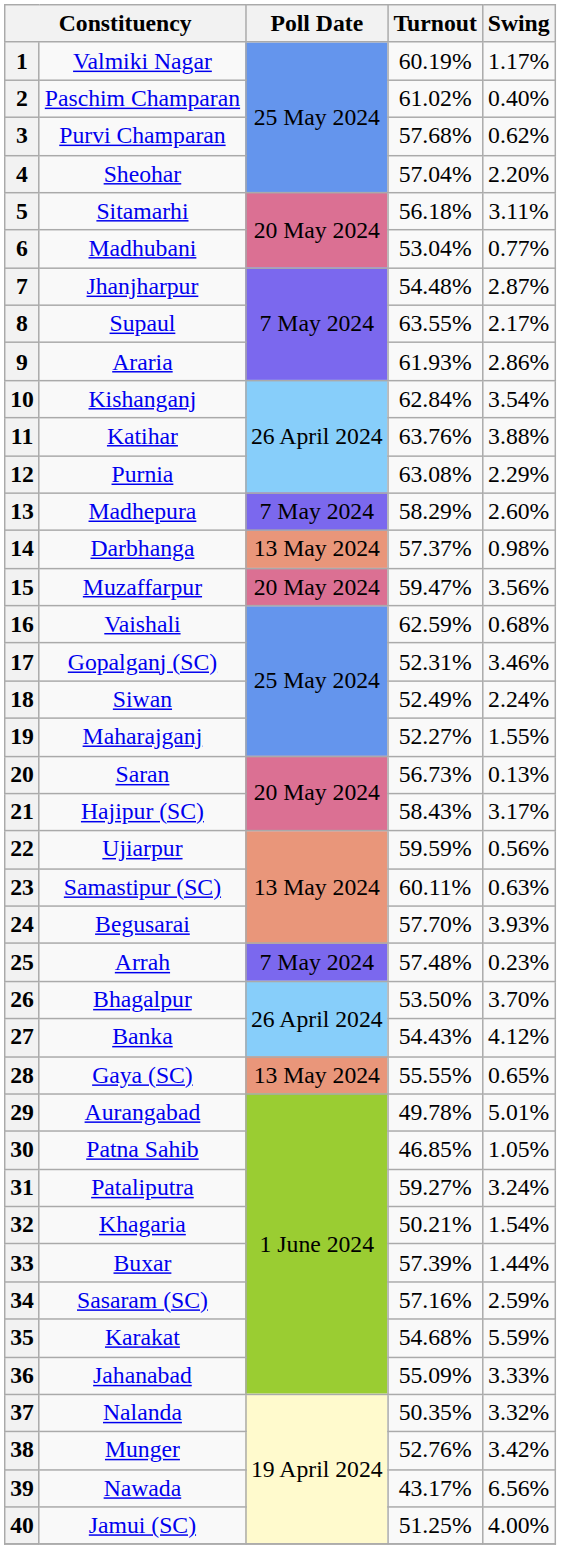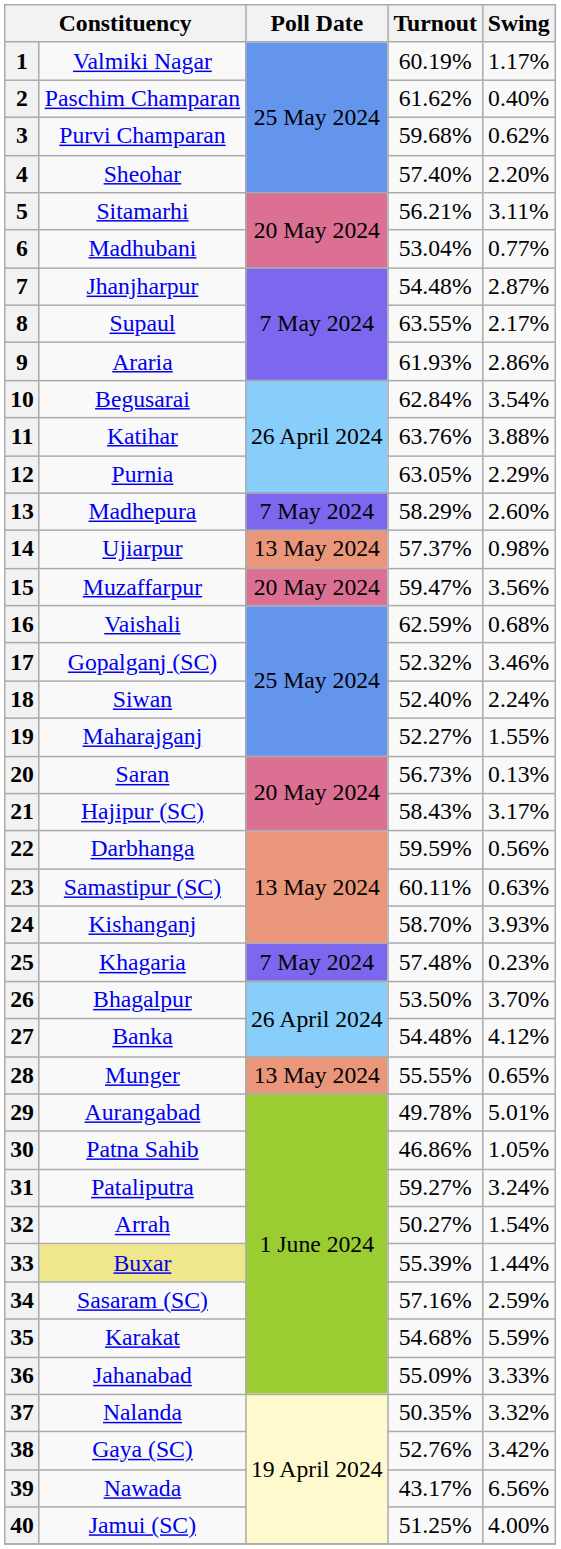(435, 98) 61.02% -> (435, 98) 61.62%
(435, 135) 57.68% -> (435, 135) 59.68%
(435, 173) 57.04% -> (435, 173) 57.40%
(435, 211) 56.18% -> (435, 211) 56.21%
(142, 398) Kishanganj -> (142, 398) Begusarai
(435, 473) 63.08% -> (435, 473) 63.05%
(142, 549) Darbhanga -> (142, 549) Ujiarpur
(435, 661) 52.31% -> (435, 661) 52.32%
(435, 699) 52.49% -> (435, 699) 52.40%
(142, 849) Ujiarpur -> (142, 849) Darbhanga
(142, 924) Begusarai -> (142, 924) Kishanganj
(435, 924) 57.70% -> (435, 924) 58.70%
(142, 962) Arrah -> (142, 962) Khagaria
(435, 1037) 54.43% -> (435, 1037) 54.48%
(142, 1074) Gaya (SC) -> (142, 1074) Munger
(435, 1149) 46.85% -> (435, 1149) 46.86%
(142, 1225) Khagaria -> (142, 1225) Arrah
(435, 1225) 50.21% -> (435, 1225) 50.27%
(142, 1262) no background -> (142, 1262) khaki background
(435, 1262) 57.39% -> (435, 1262) 55.39%
(142, 1450) Munger -> (142, 1450) Gaya (SC)
